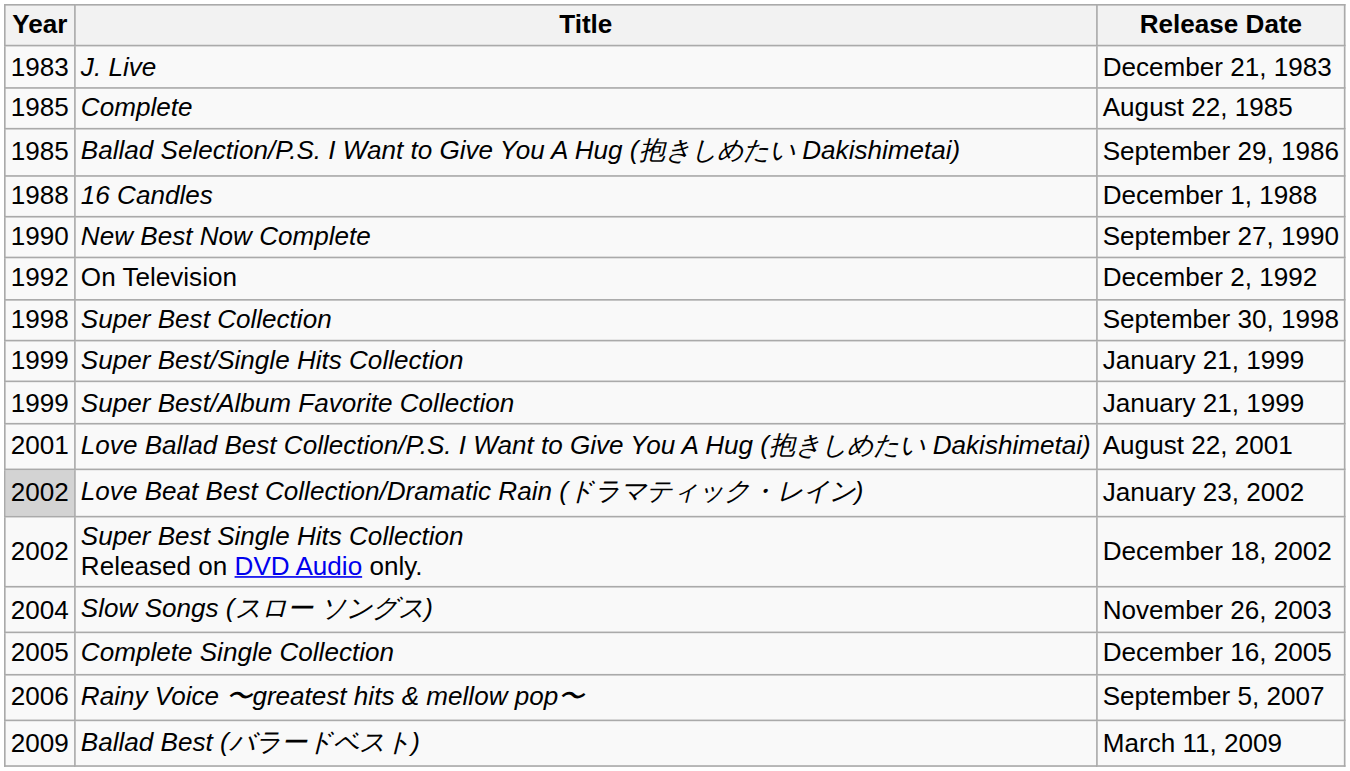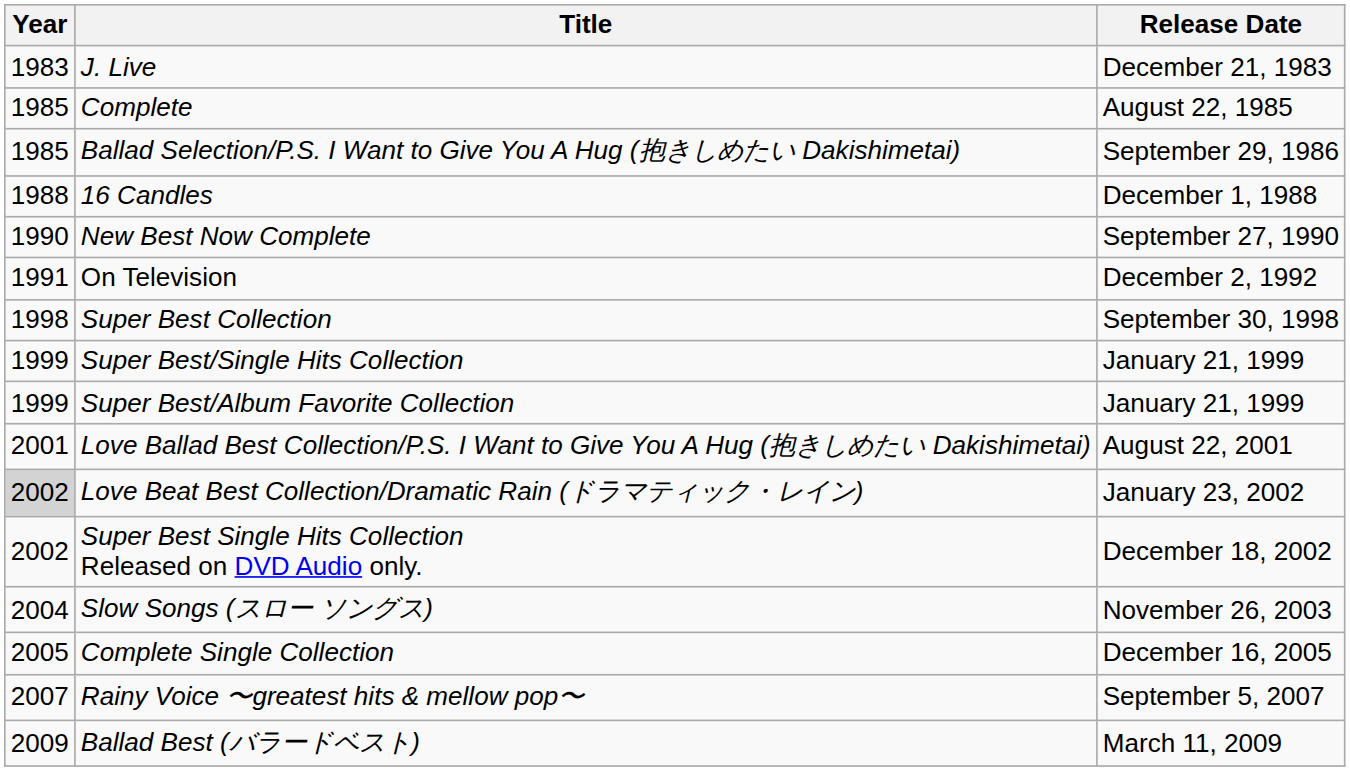(40, 278) 1992 -> (40, 278) 1991
(40, 696) 2006 -> (40, 696) 2007
